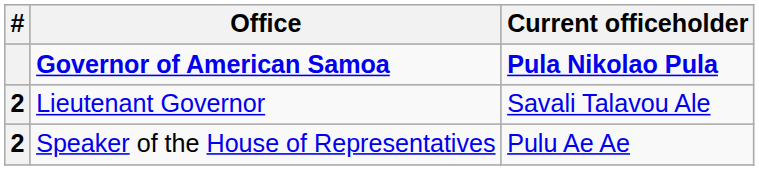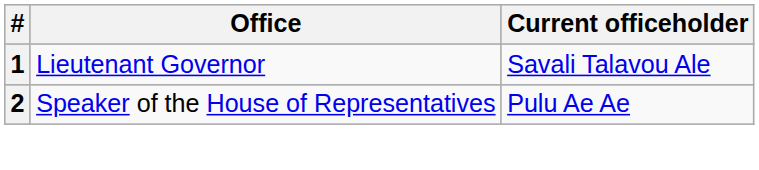- row: (213, 64)
(18, 104) 2 -> (18, 64) 1
